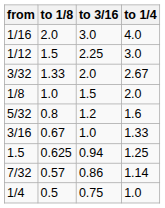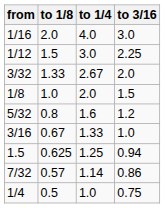columns swapped: (99, 14) <-> (140, 14)
